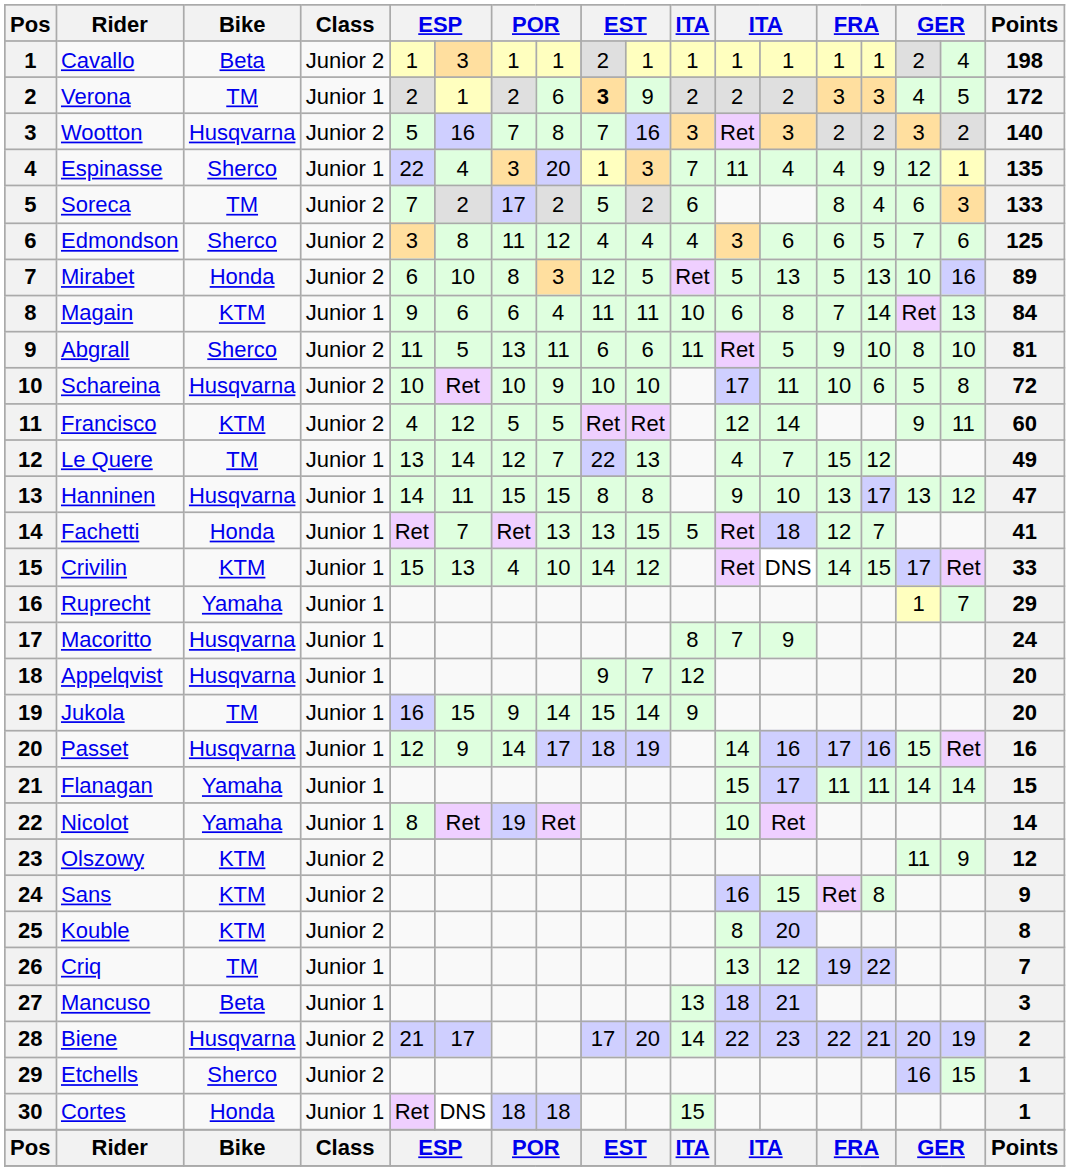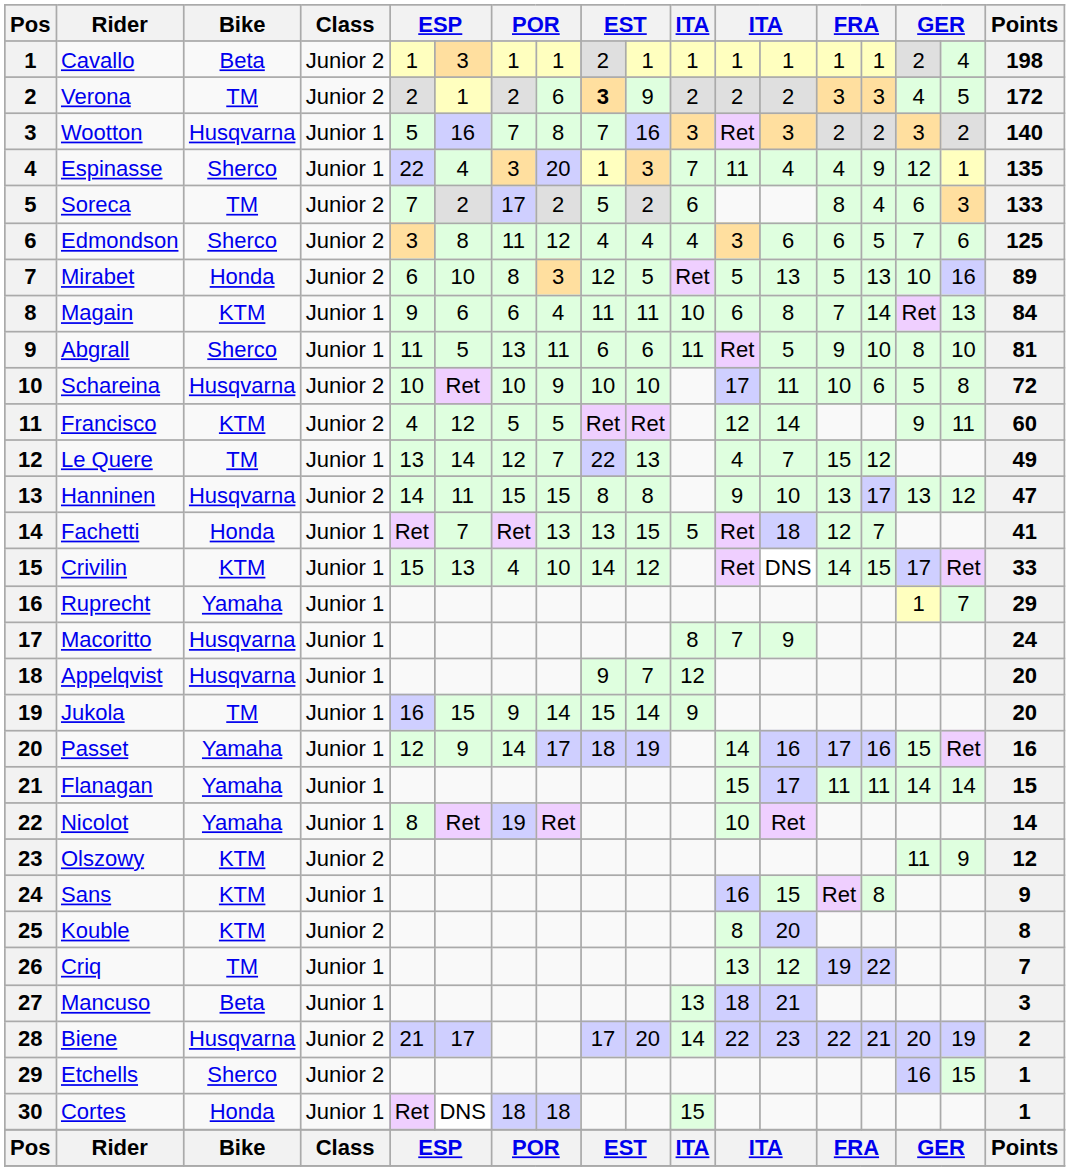(345, 95) Junior 1 -> (345, 95) Junior 2
(345, 132) Junior 2 -> (345, 132) Junior 1
(345, 349) Junior 2 -> (345, 349) Junior 1
(345, 494) Junior 1 -> (345, 494) Junior 2
(242, 748) Husqvarna -> (242, 748) Yamaha
(345, 894) Junior 2 -> (345, 894) Junior 1
